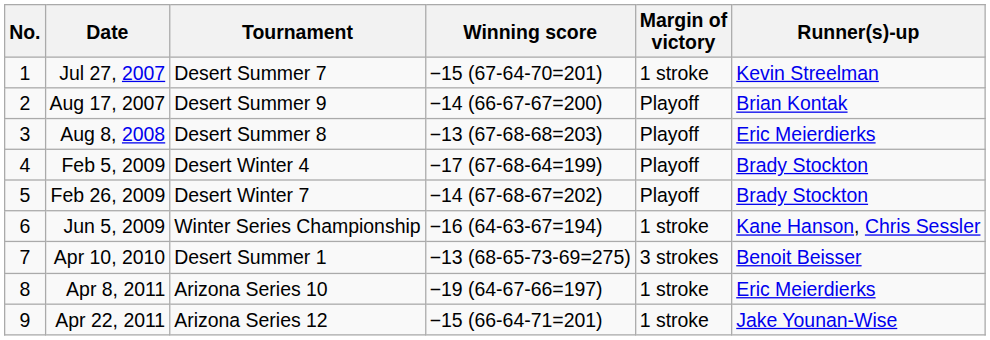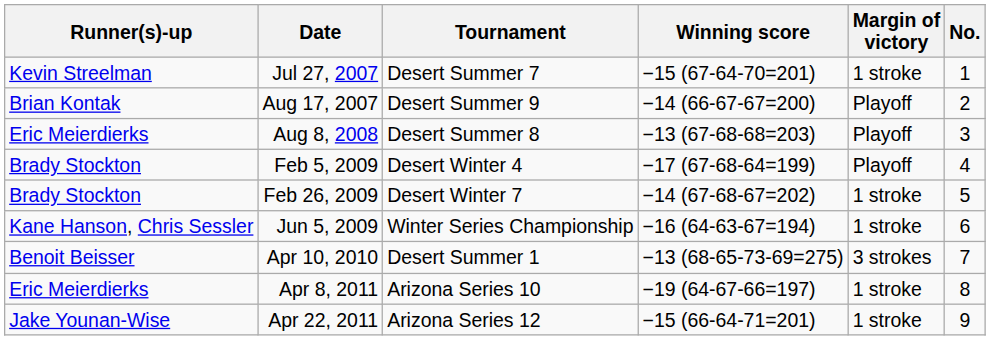columns swapped: (25, 31) <-> (858, 31)
(669, 196) Playoff -> (887, 196) 1 stroke
